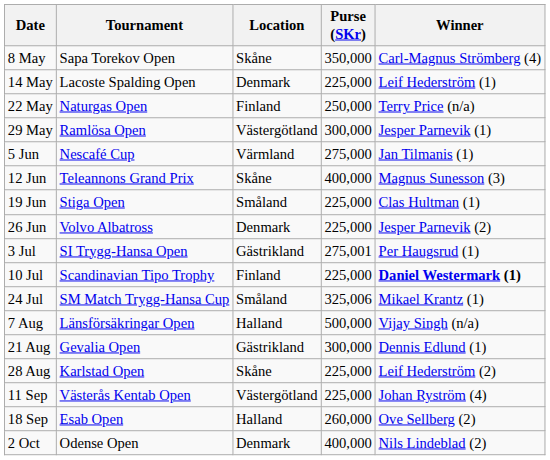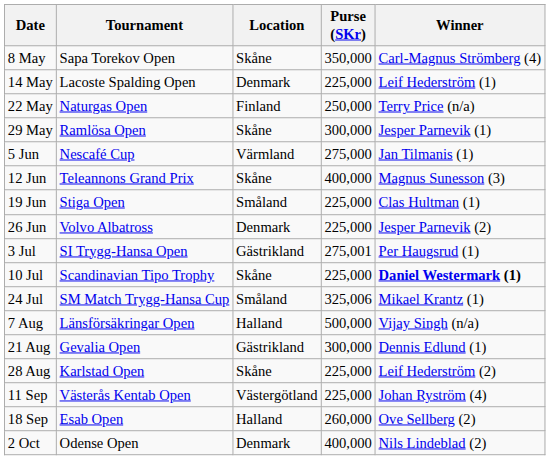(277, 130) Västergötland -> (254, 130) Skåne
(258, 274) Finland -> (254, 274) Skåne
